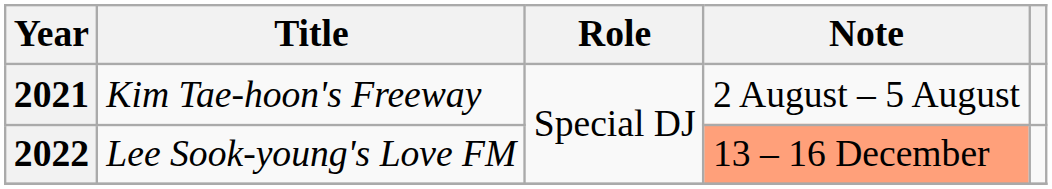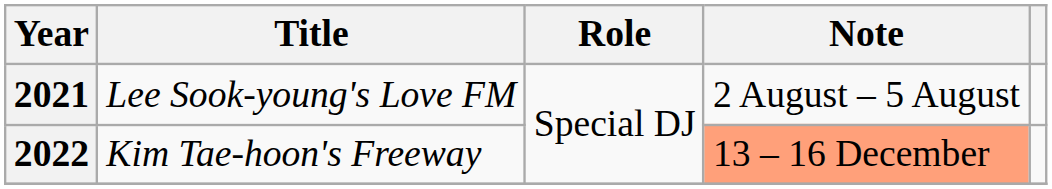(294, 93) Kim Tae-hoon's Freeway -> (311, 93) Lee Sook-young's Love FM
(311, 153) Lee Sook-young's Love FM -> (294, 153) Kim Tae-hoon's Freeway
